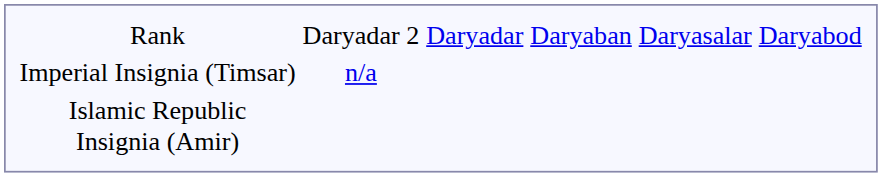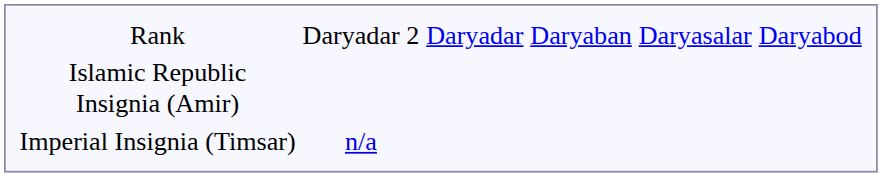rows swapped: (158, 125) <-> (158, 72)
